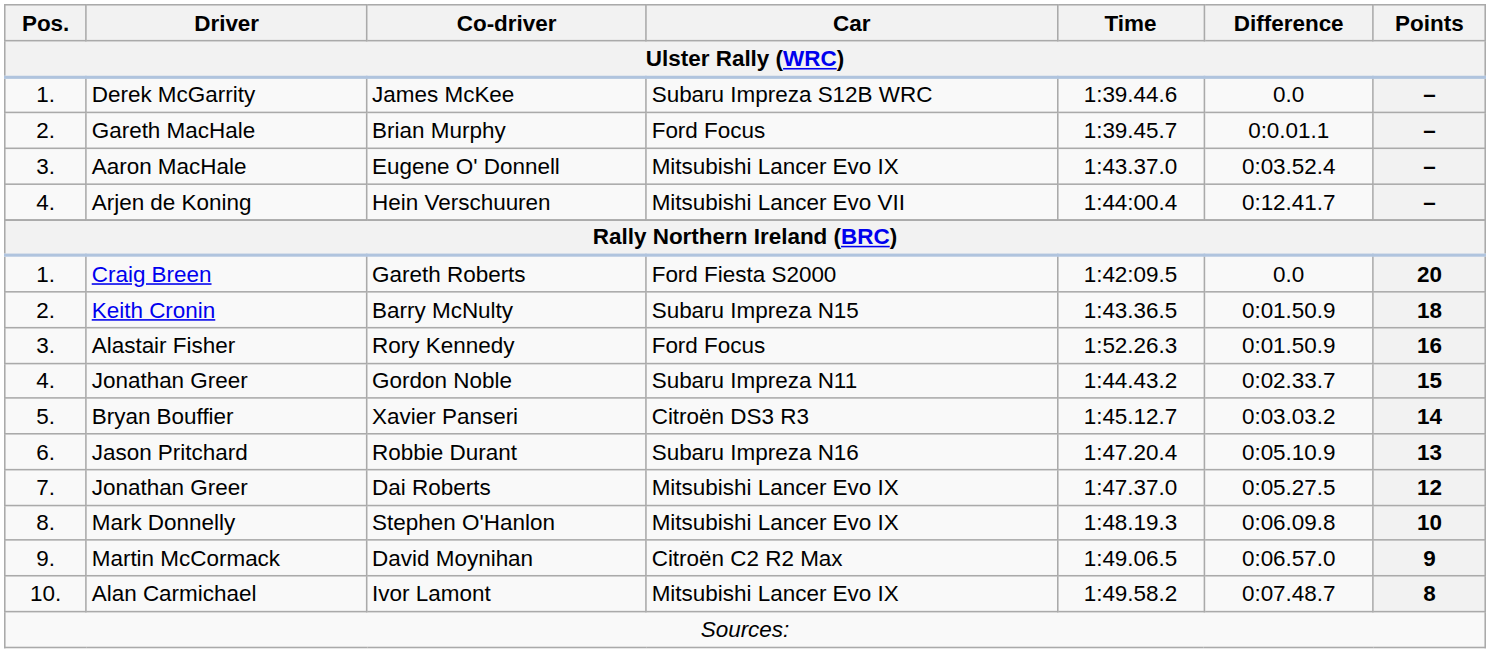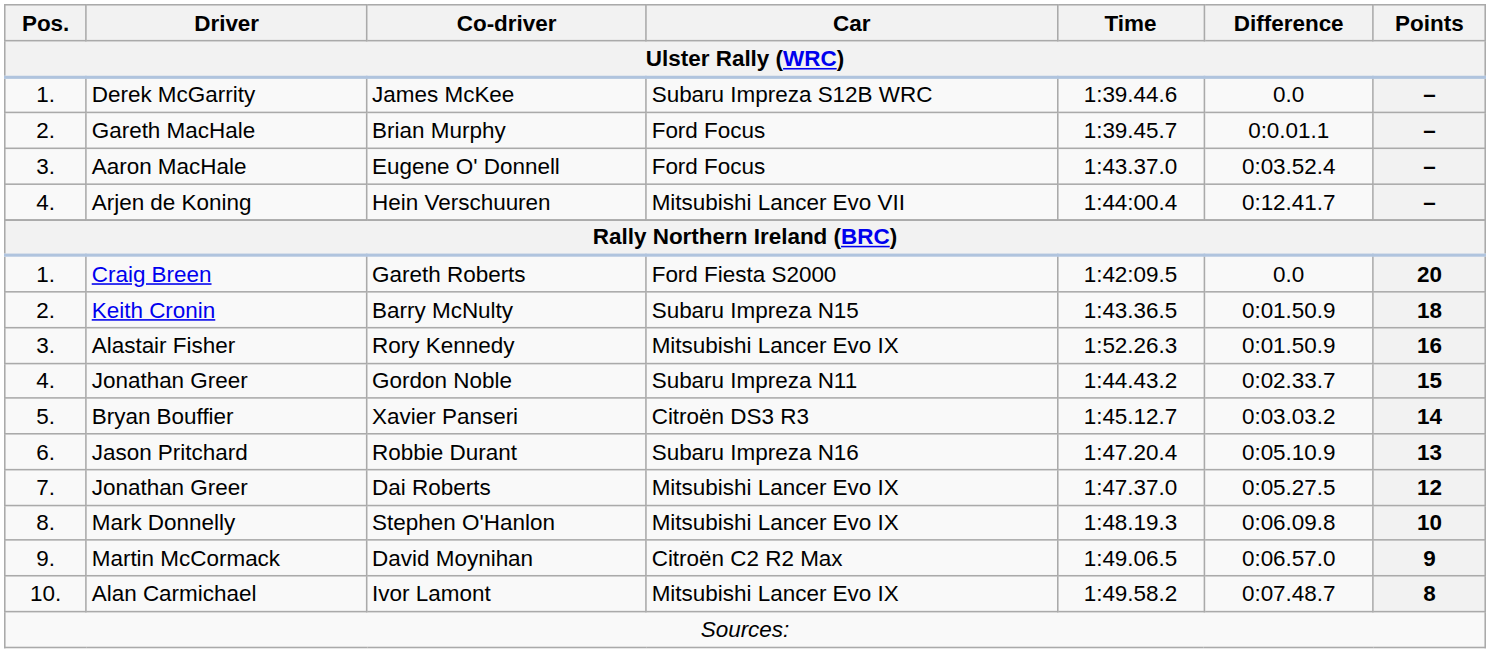(775, 166) Mitsubishi Lancer Evo IX -> (708, 166) Ford Focus
(708, 345) Ford Focus -> (775, 345) Mitsubishi Lancer Evo IX
